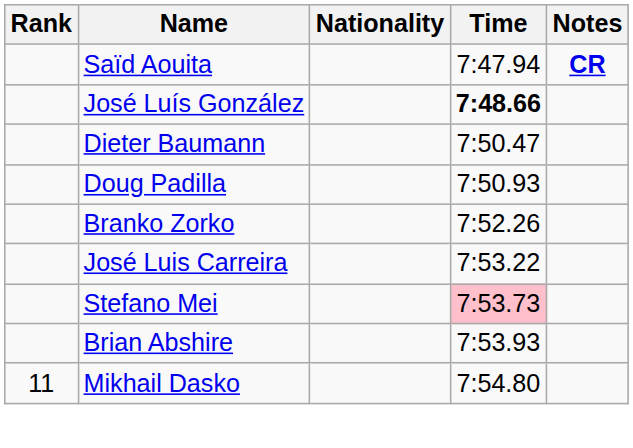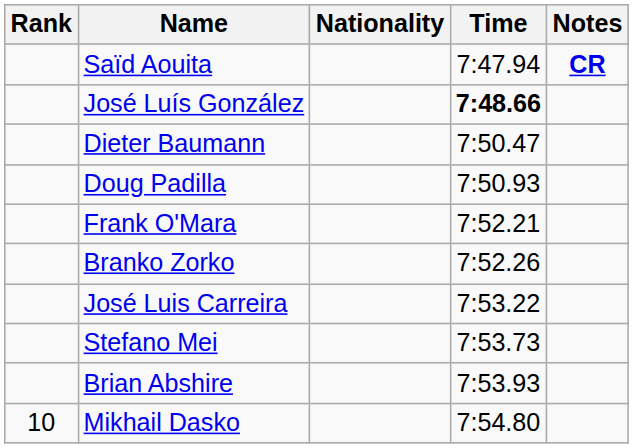+ row: (160, 223)
(498, 303) pink background -> (498, 343) no background
(41, 382) 11 -> (41, 422) 10
